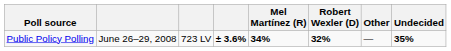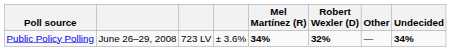(231, 38) bold -> (231, 38) normal
(404, 38) 35% -> (404, 38) 34%
